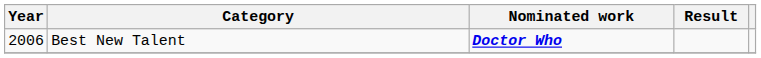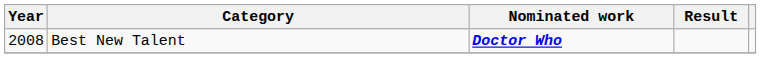(26, 41) 2006 -> (26, 41) 2008
